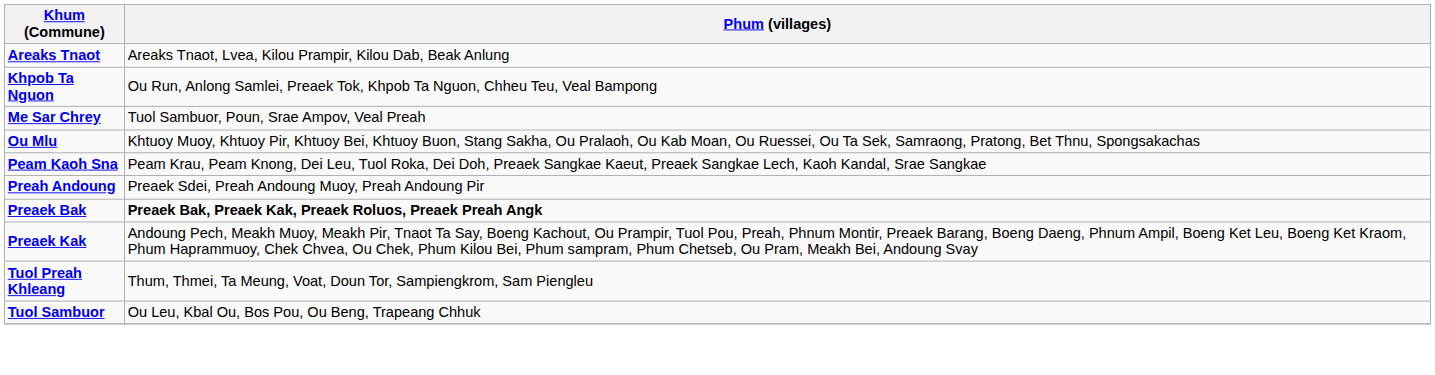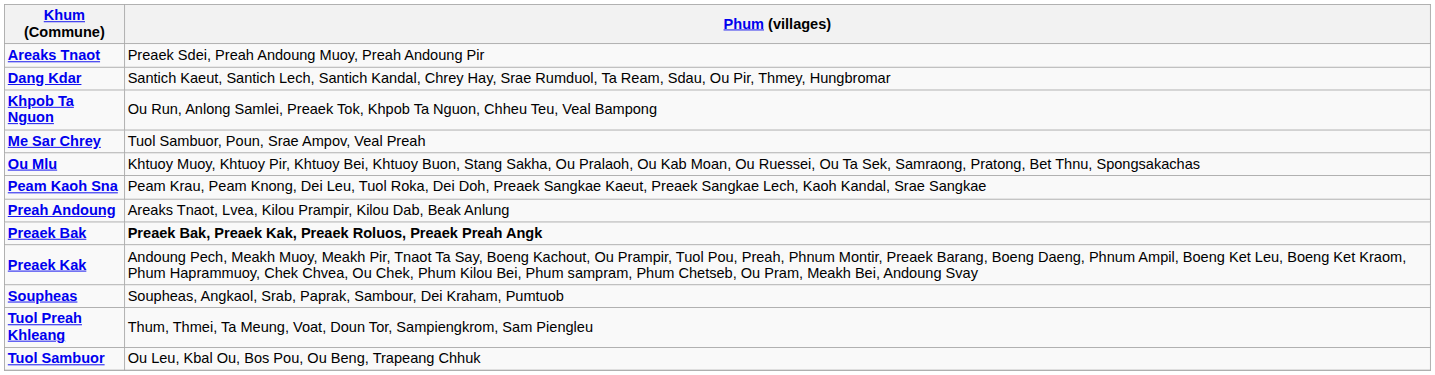(319, 55) Areaks Tnaot, Lvea, Kilou Prampir, Kilou Dab, Beak Anlung -> (306, 55) Preaek Sdei, Preah Andoung Muoy, Preah Andoung Pir
+ row: (45, 78)
(306, 187) Preaek Sdei, Preah Andoung Muoy, Preah Andoung Pir -> (319, 210) Areaks Tnaot, Lvea, Kilou Prampir, Kilou Dab, Beak Anlung
+ row: (43, 296)
